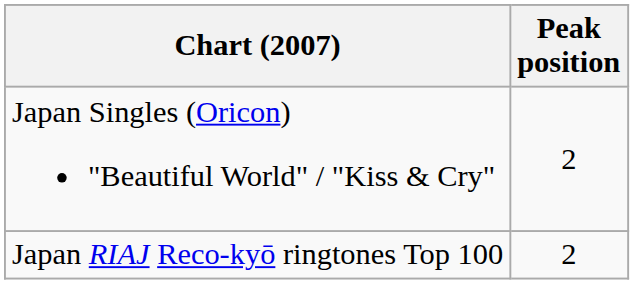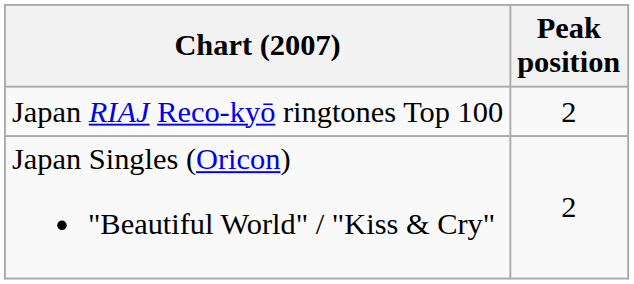rows swapped: (258, 144) <-> (258, 254)
